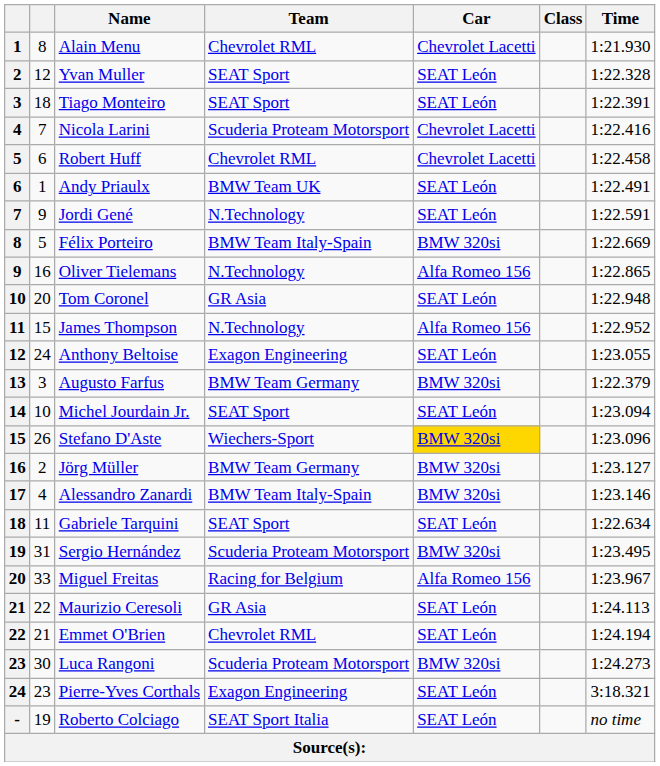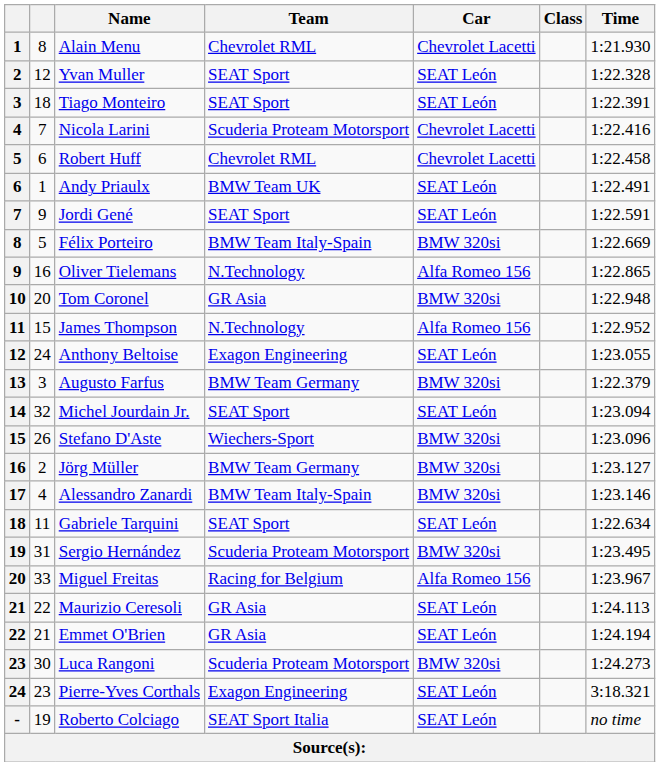(256, 214) N.Technology -> (249, 214) SEAT Sport
(457, 298) SEAT León -> (459, 298) BMW 320si
(42, 410) 10 -> (42, 410) 32
(459, 438) gold background -> (459, 438) no background
(262, 635) Chevrolet RML -> (237, 635) GR Asia
